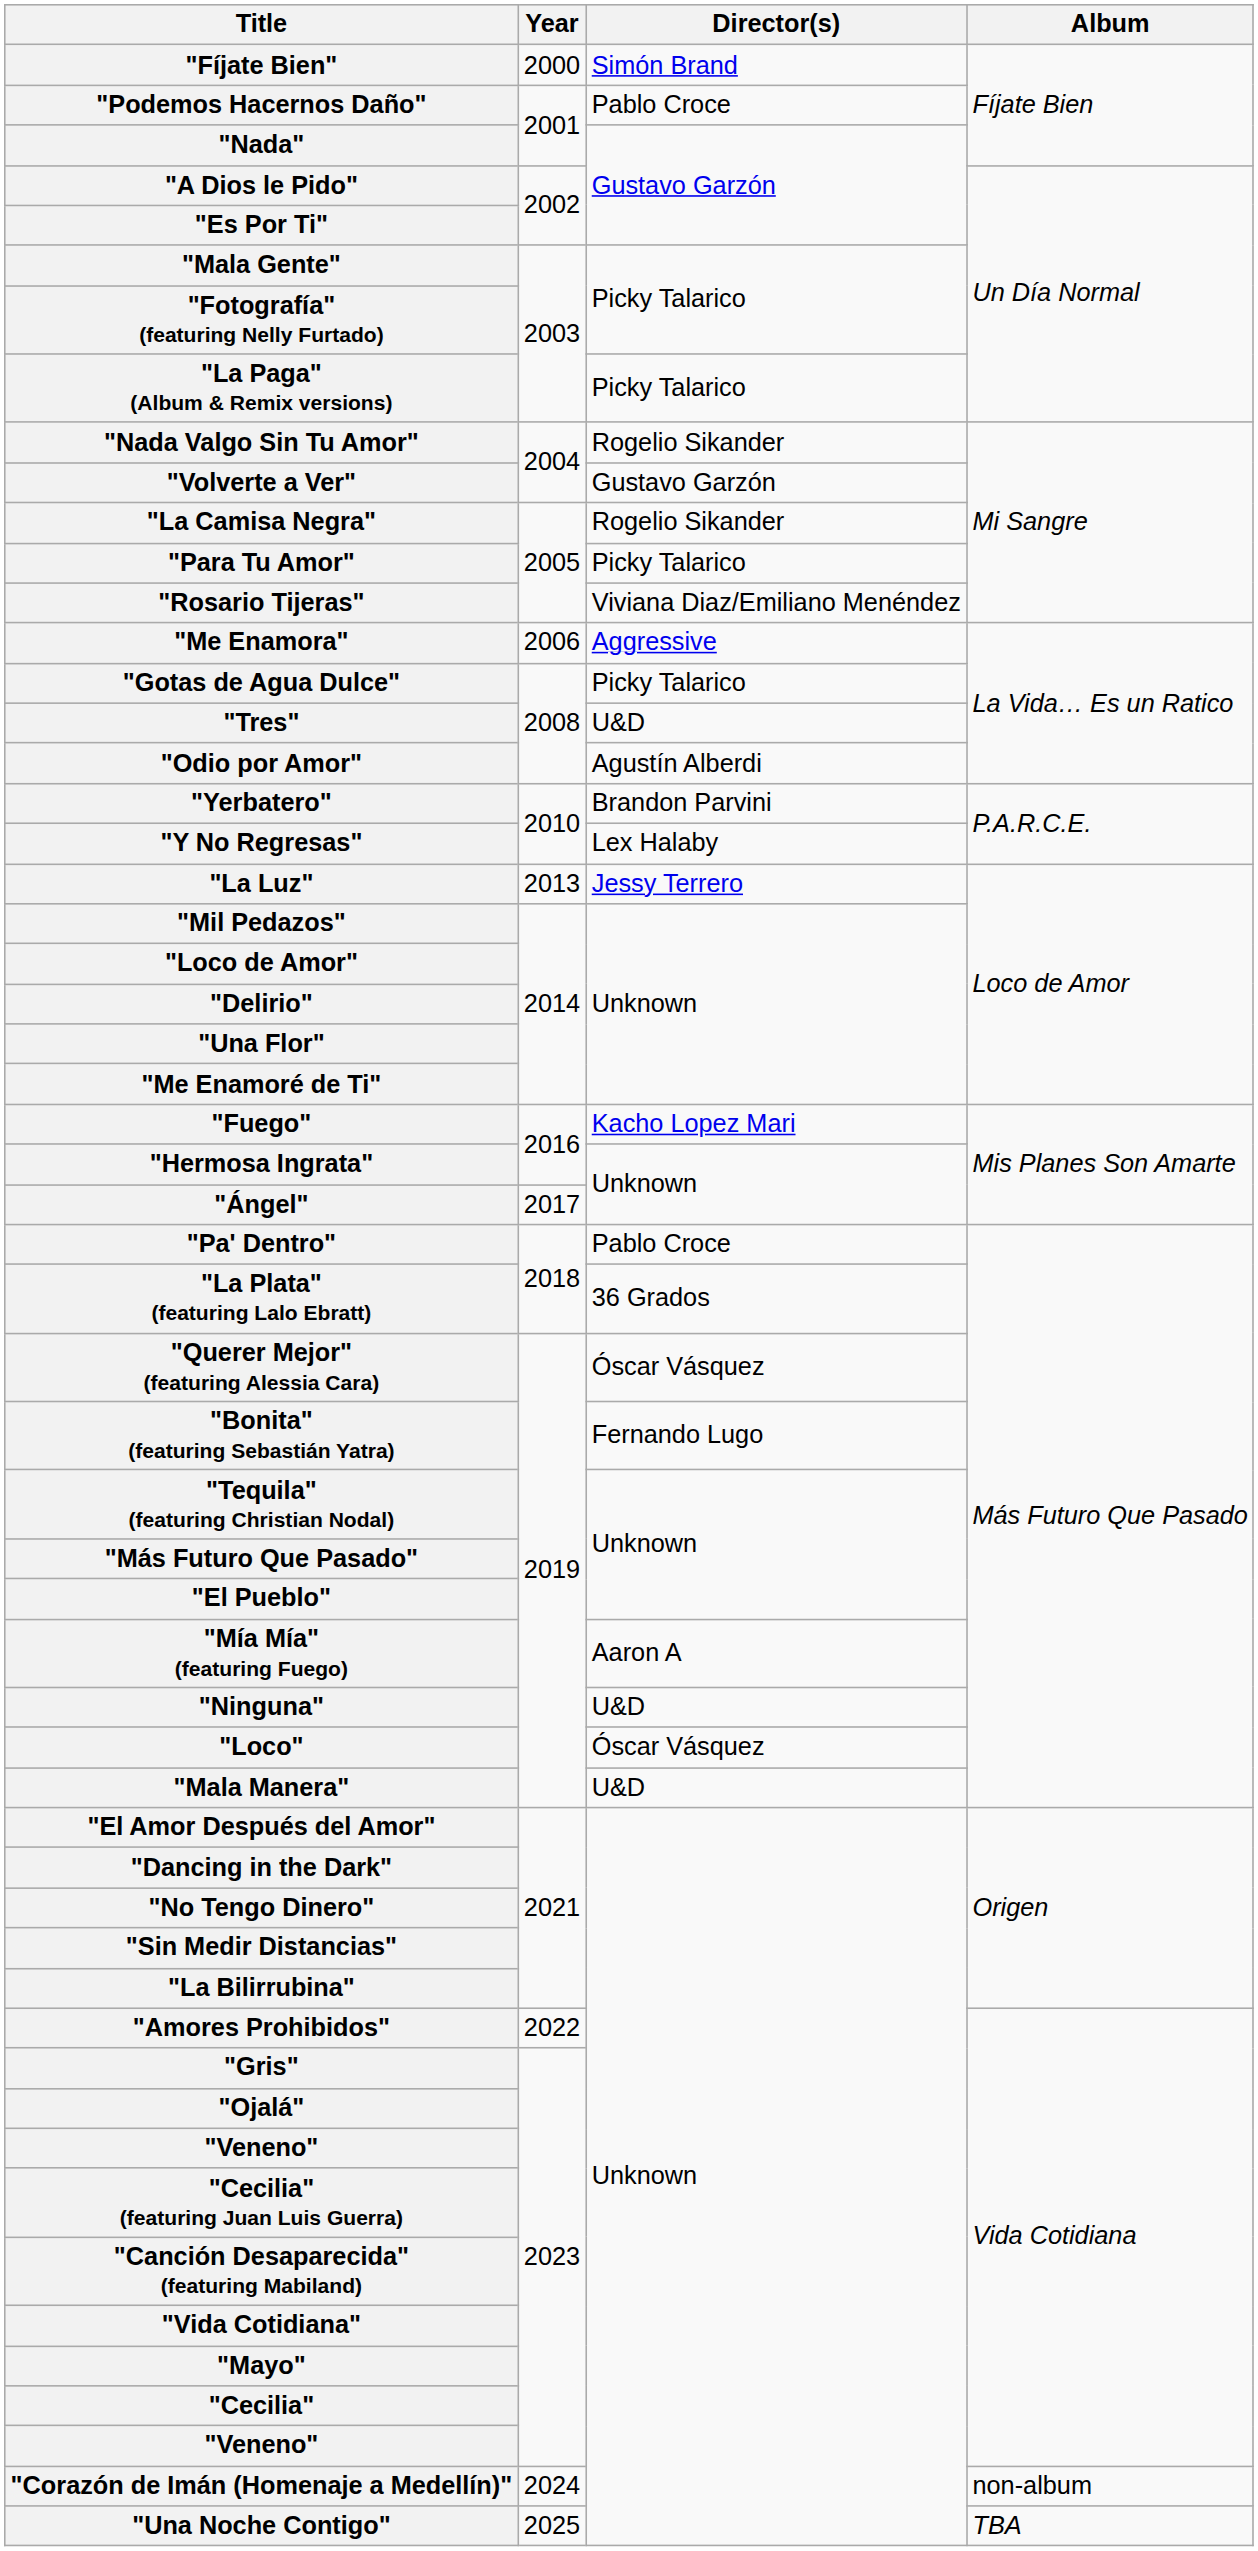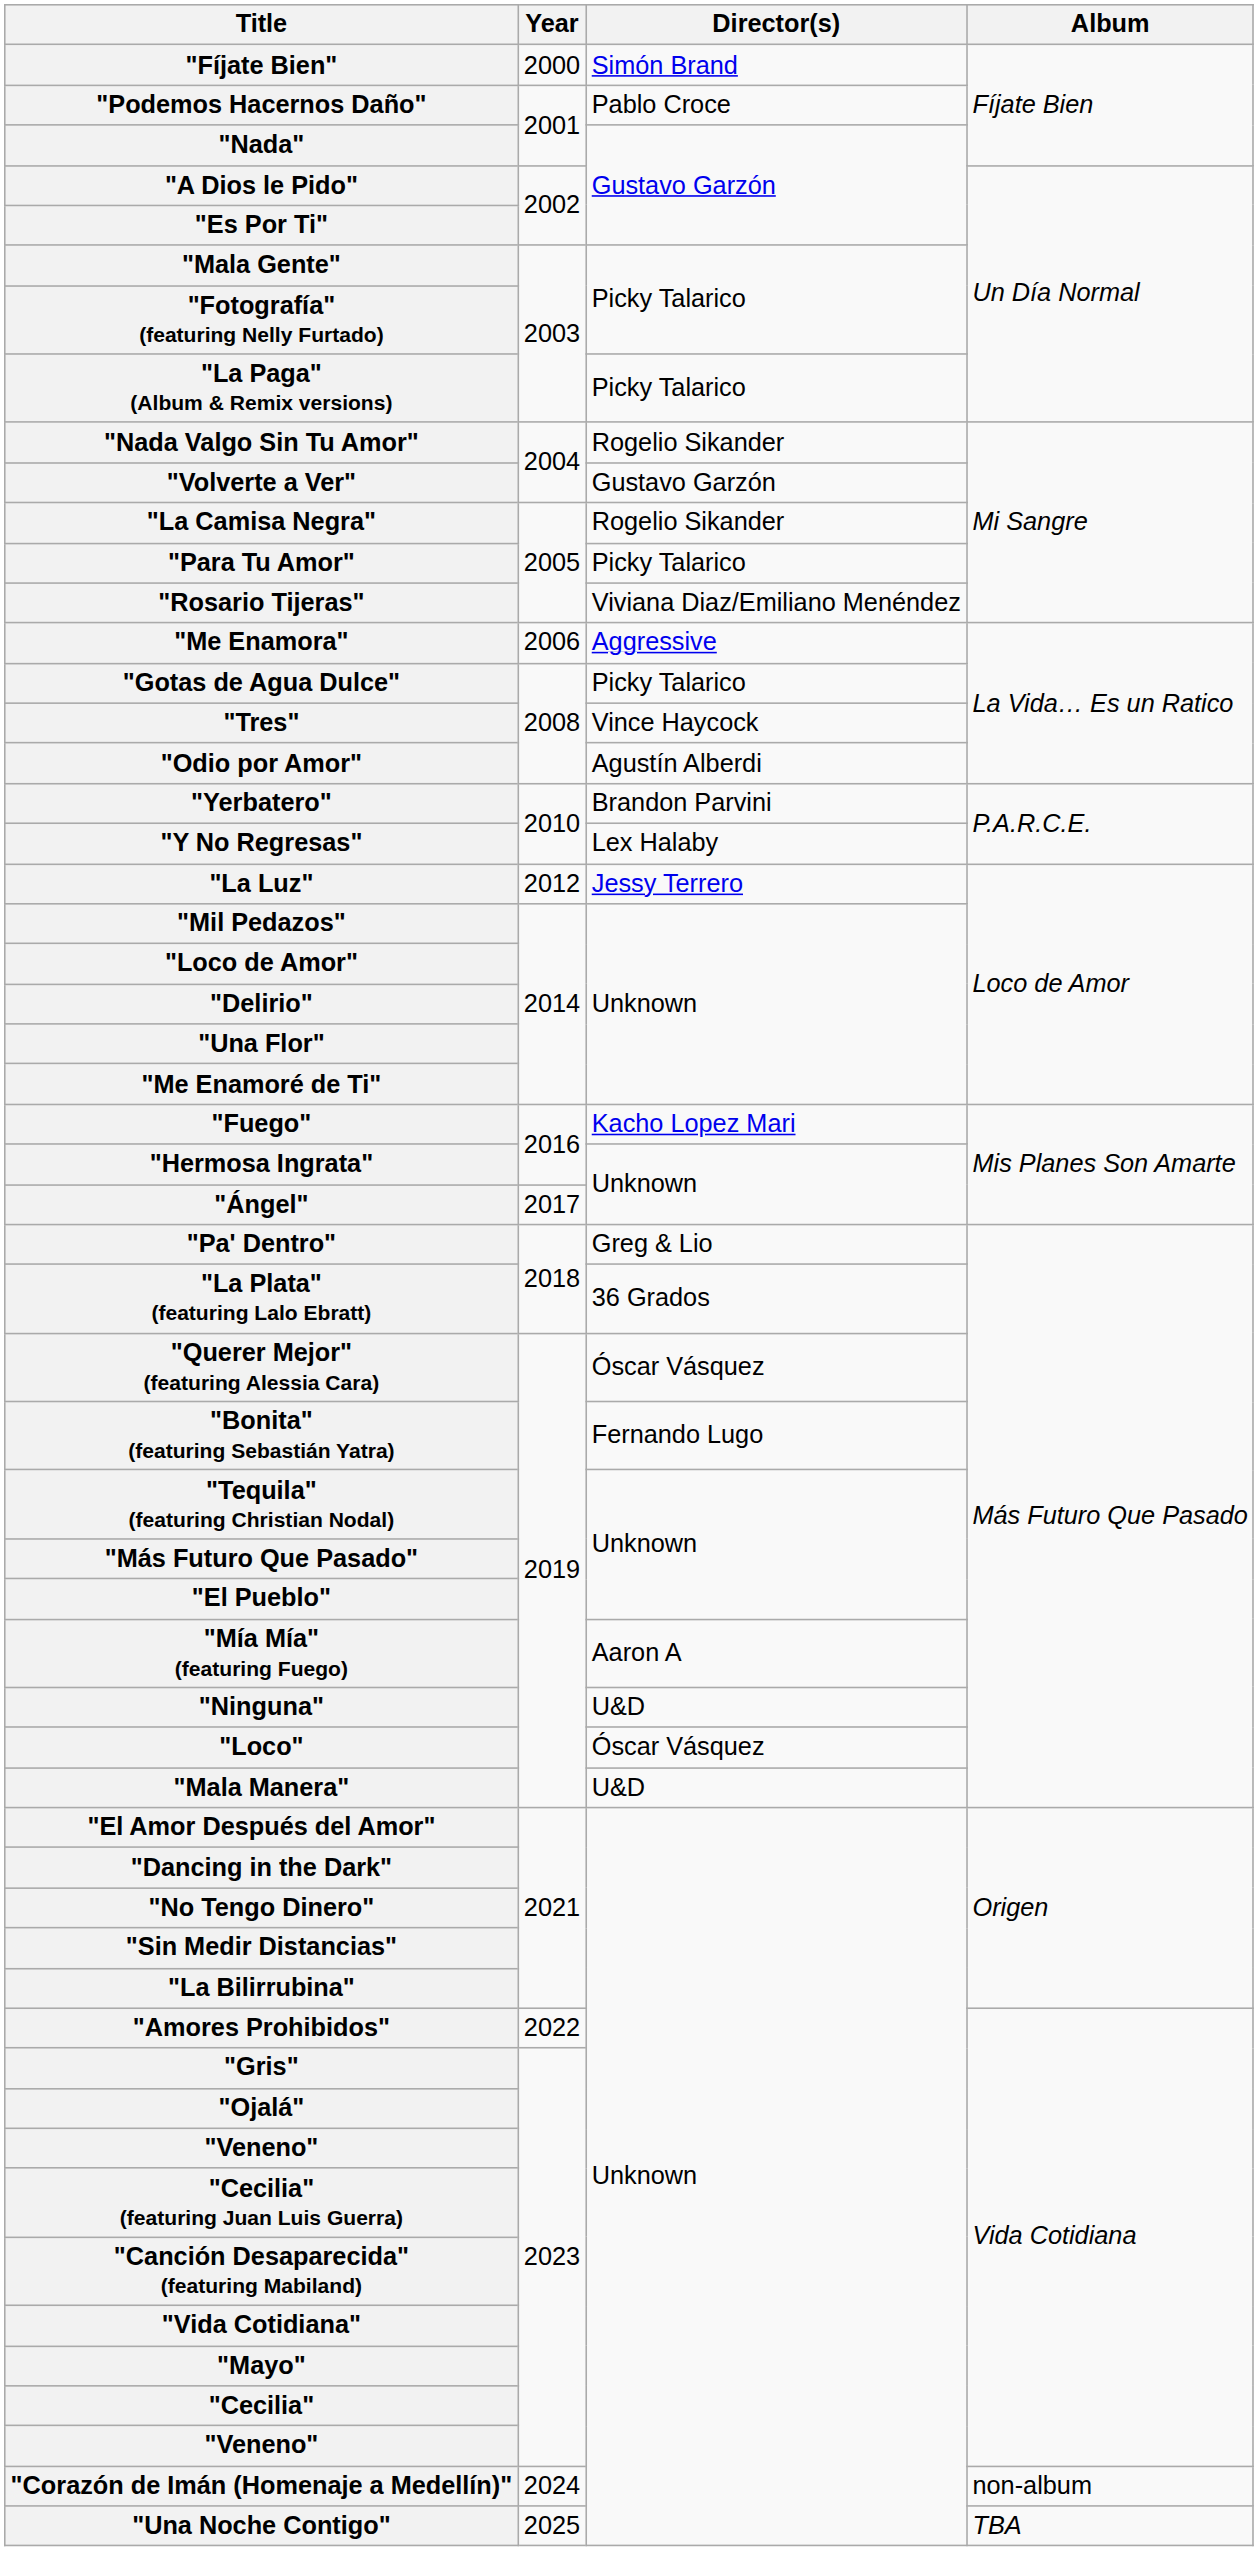(618, 722) U&D -> (675, 722) Vince Haycock
(552, 883) 2013 -> (552, 883) 2012
(661, 1244) Pablo Croce -> (652, 1244) Greg & Lio
